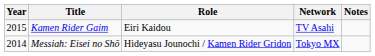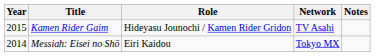(147, 28) Eiri Kaidou -> (208, 28) Hideyasu Jounochi / Kamen Rider Gridon
(208, 43) Hideyasu Jounochi / Kamen Rider Gridon -> (147, 43) Eiri Kaidou
